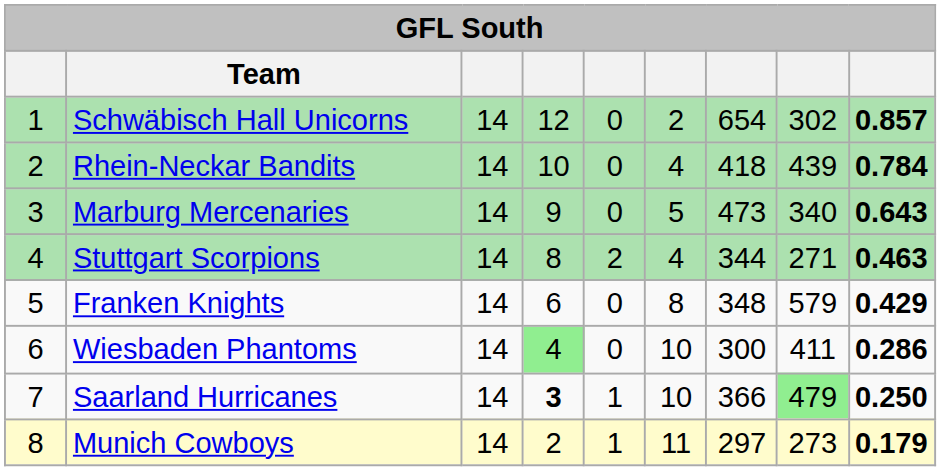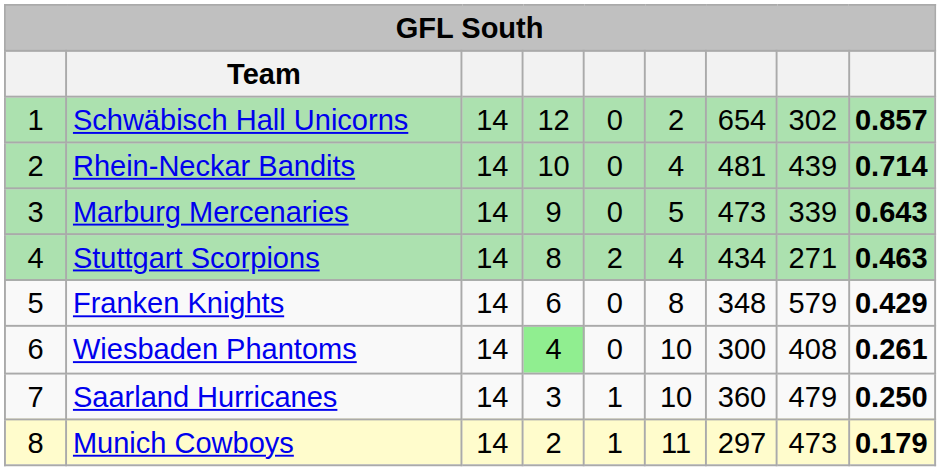(742, 166) 418 -> (742, 166) 481
(891, 166) 0.784 -> (891, 166) 0.714
(813, 212) 340 -> (813, 212) 339
(742, 258) 344 -> (742, 258) 434
(813, 350) 411 -> (813, 350) 408
(891, 350) 0.286 -> (891, 350) 0.261
(554, 396) bold -> (554, 396) normal
(742, 396) 366 -> (742, 396) 360
(813, 396) lightgreen background -> (813, 396) no background
(813, 442) 273 -> (813, 442) 473
